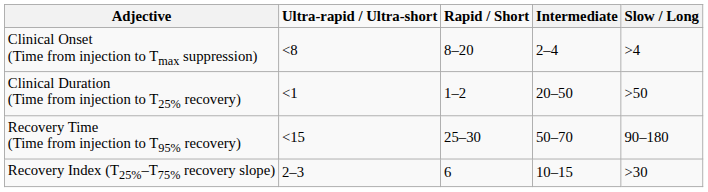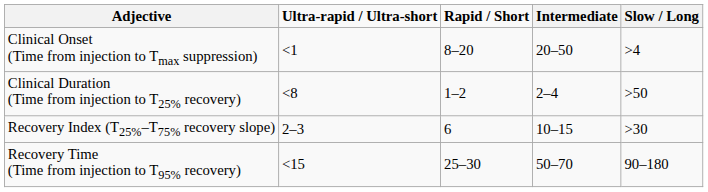(290, 49) <8 -> (290, 49) <1
(547, 49) 2–4 -> (554, 49) 20–50
(290, 93) <1 -> (290, 93) <8
(554, 93) 20–50 -> (547, 93) 2–4
rows swapped: (124, 137) <-> (142, 172)
